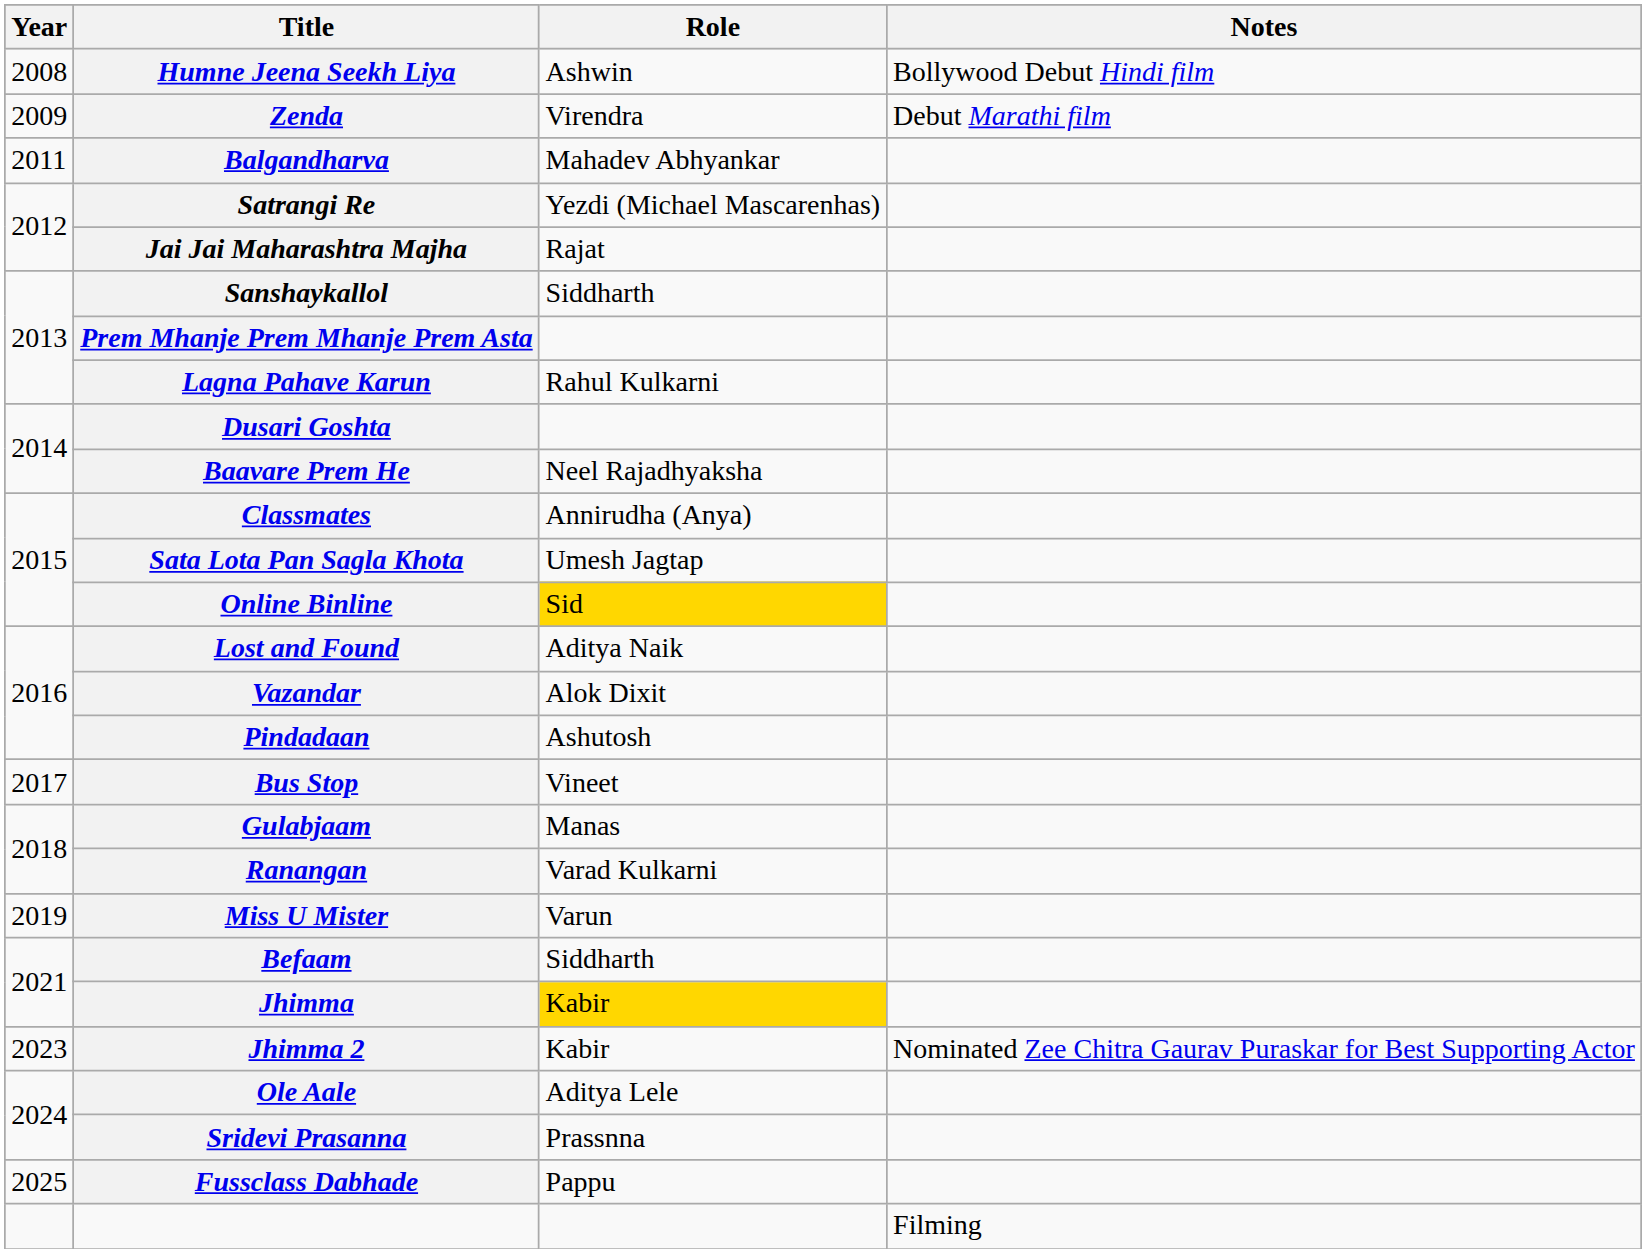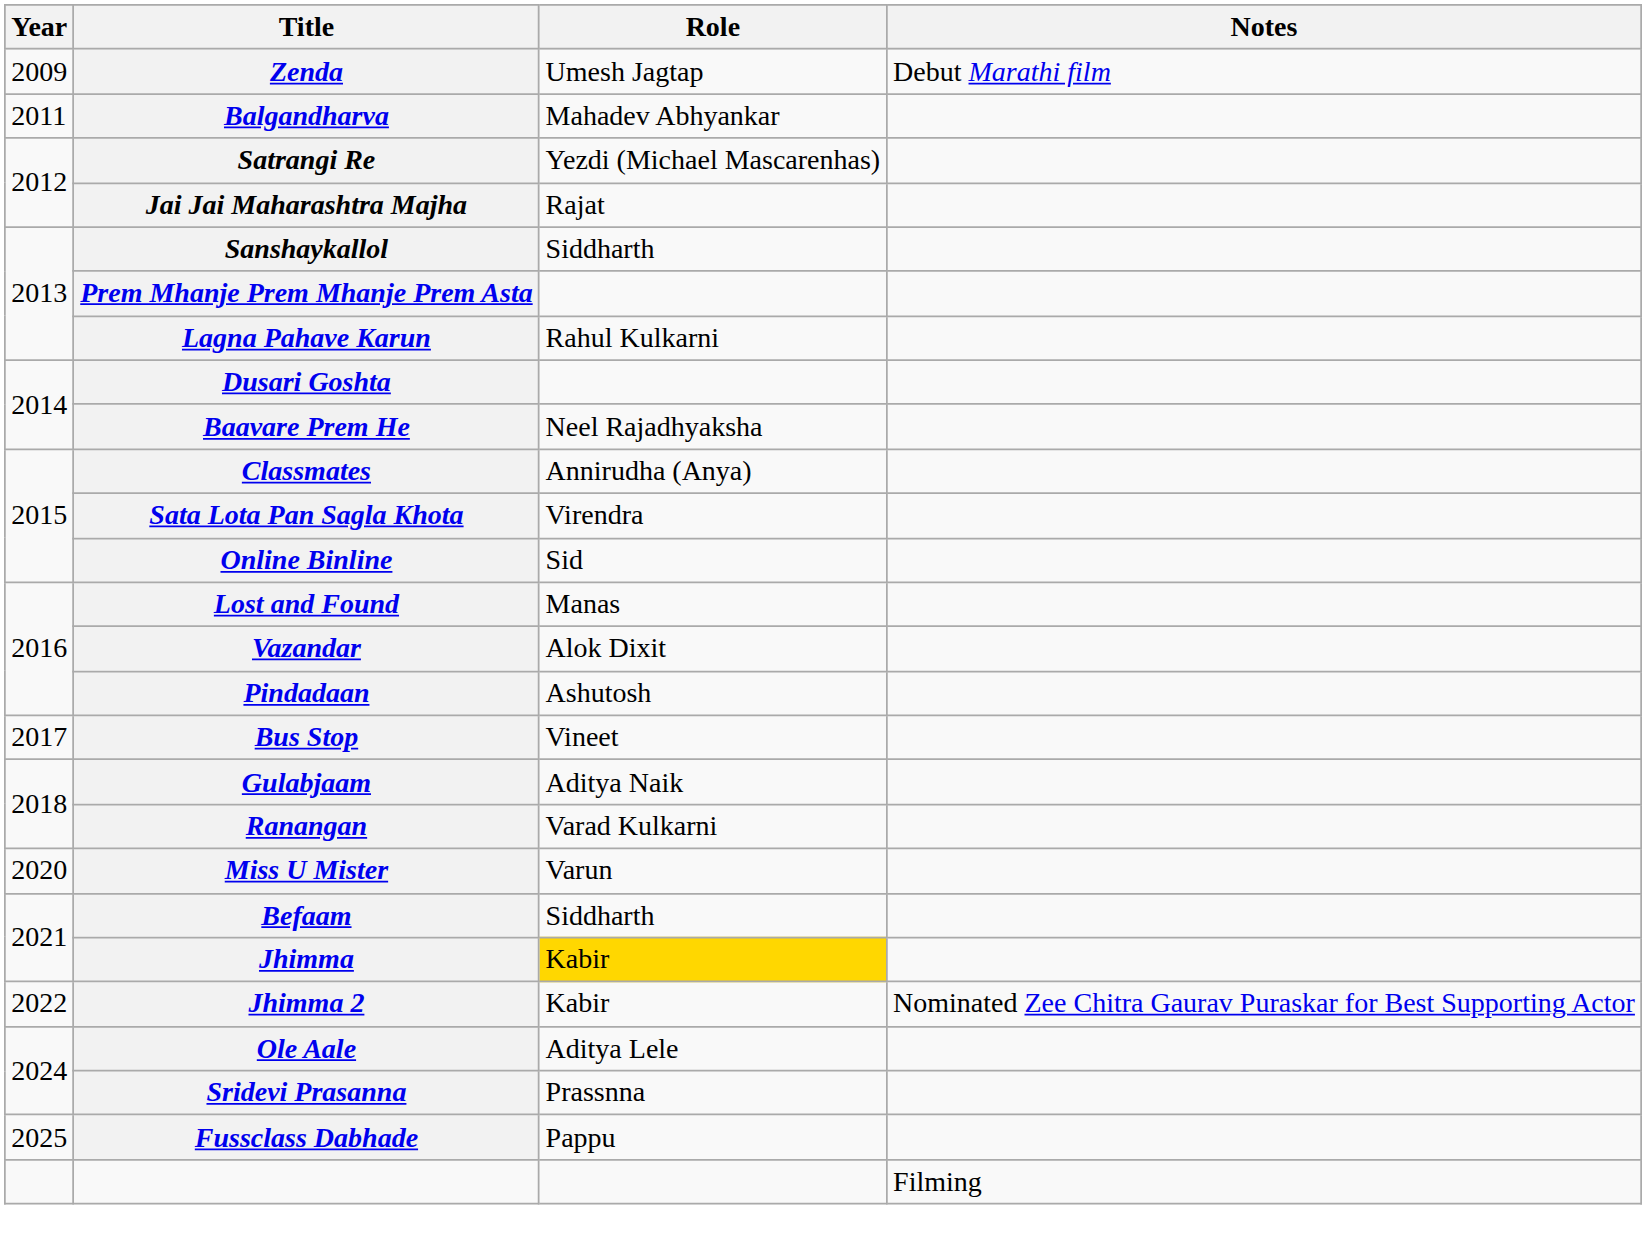- row: (306, 71)
(594, 115) Virendra -> (624, 71) Umesh Jagtap
(624, 559) Umesh Jagtap -> (594, 515) Virendra
(564, 603) gold background -> (564, 559) no background
(614, 648) Aditya Naik -> (583, 603) Manas
(583, 826) Manas -> (614, 781) Aditya Naik
(39, 914) 2019 -> (39, 870) 2020
(39, 1048) 2023 -> (39, 1003) 2022
